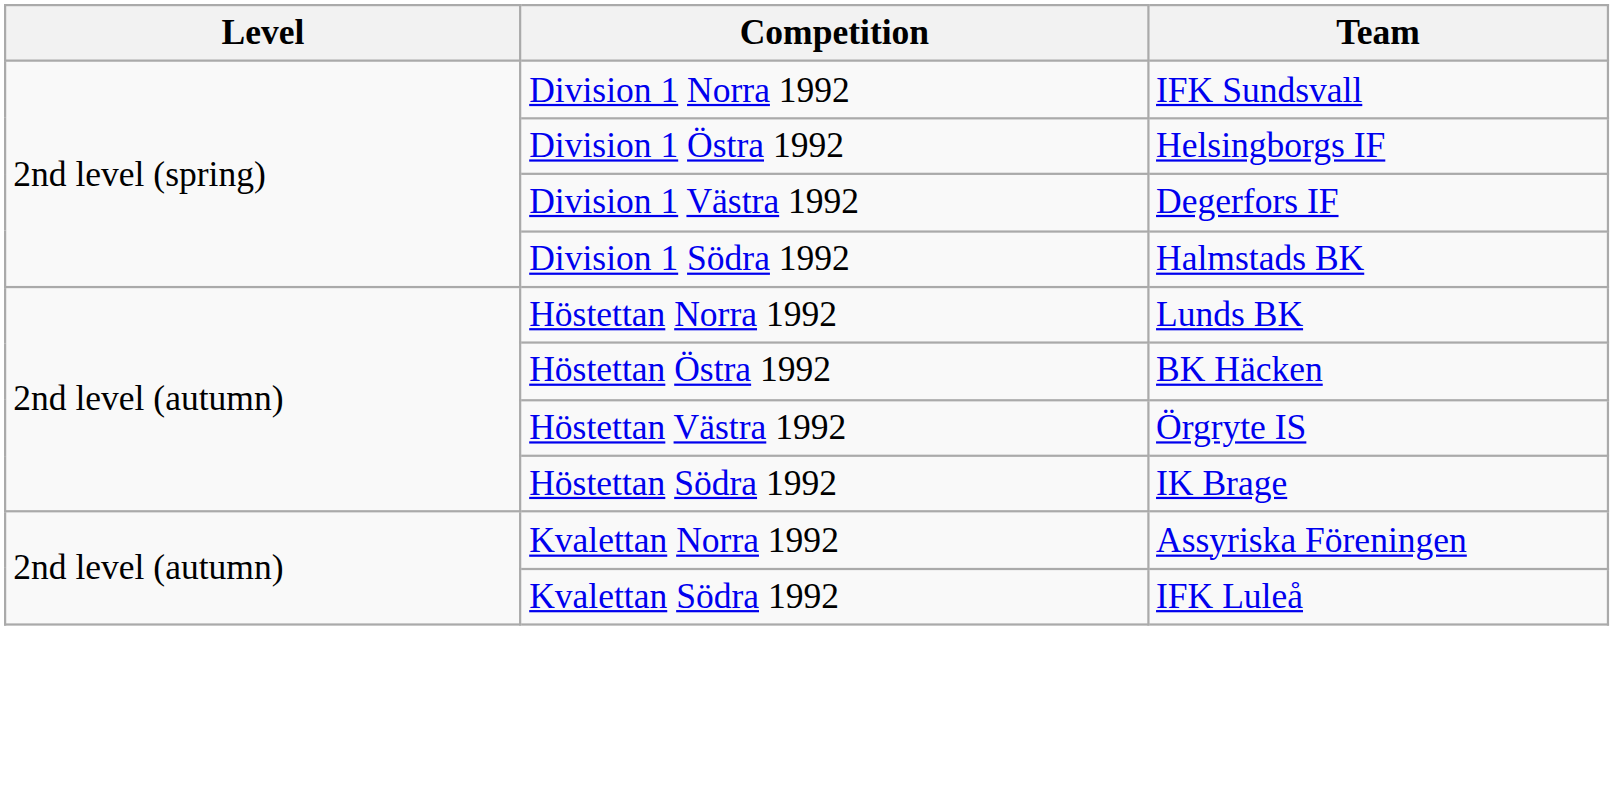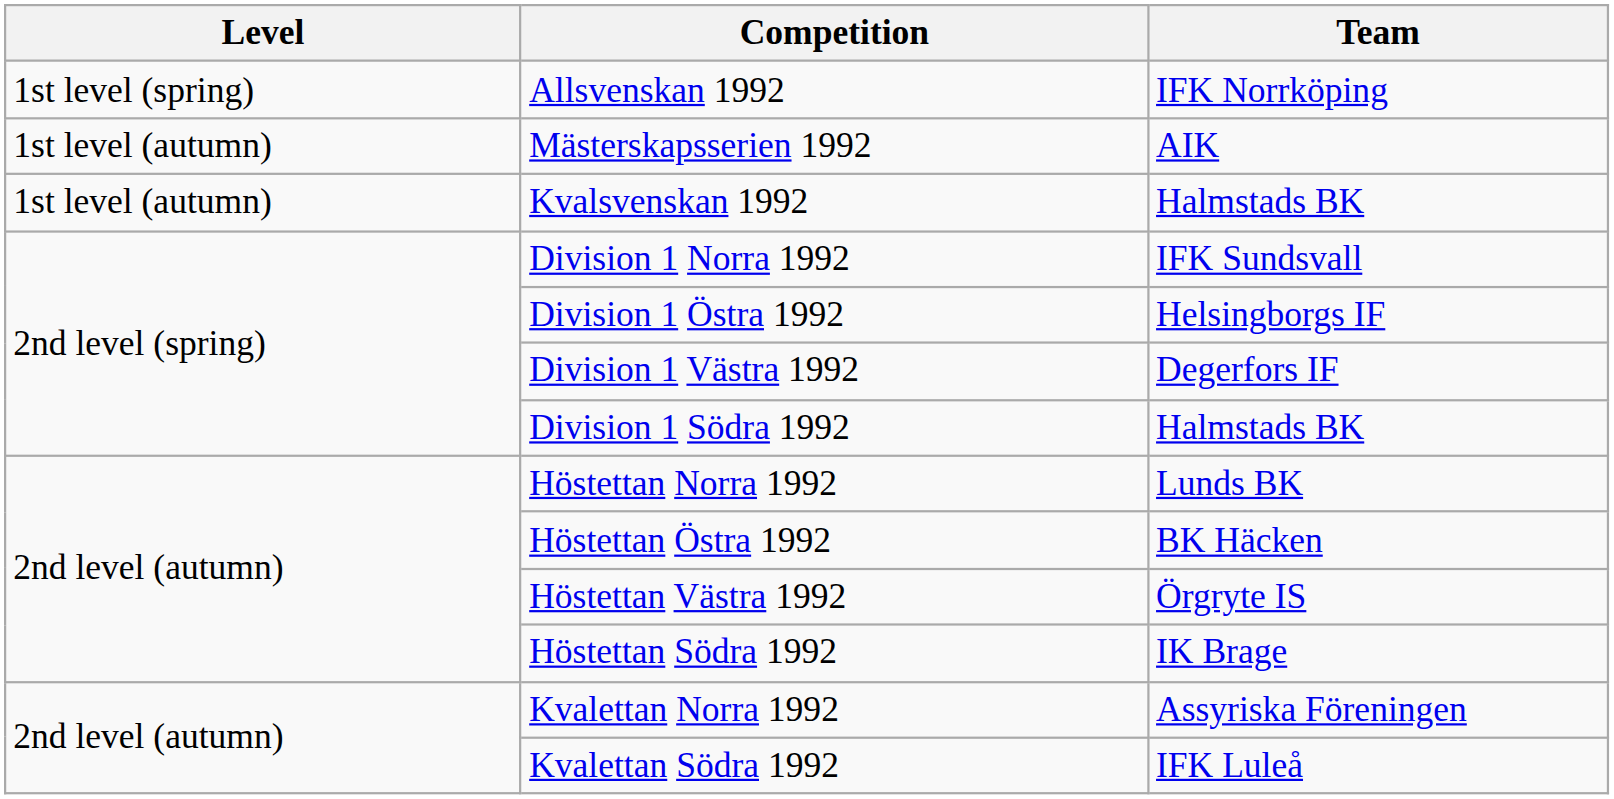+ row: (657, 88)
+ row: (700, 145)
+ row: (669, 201)
